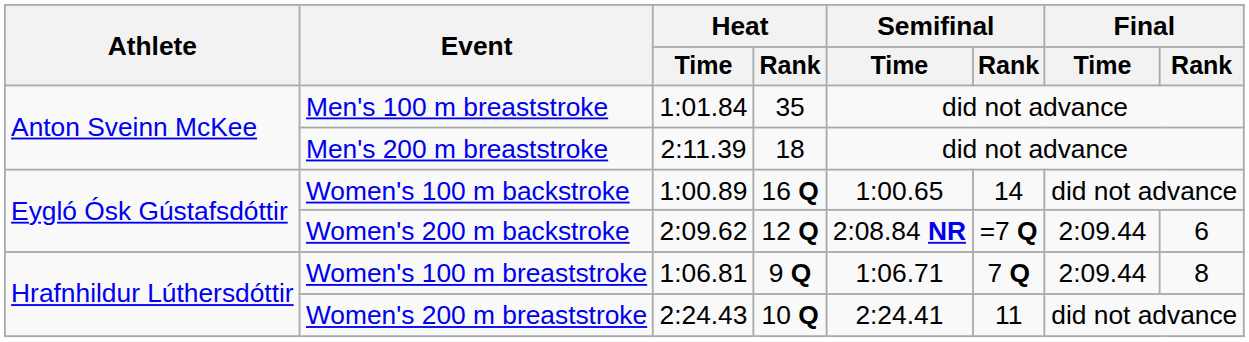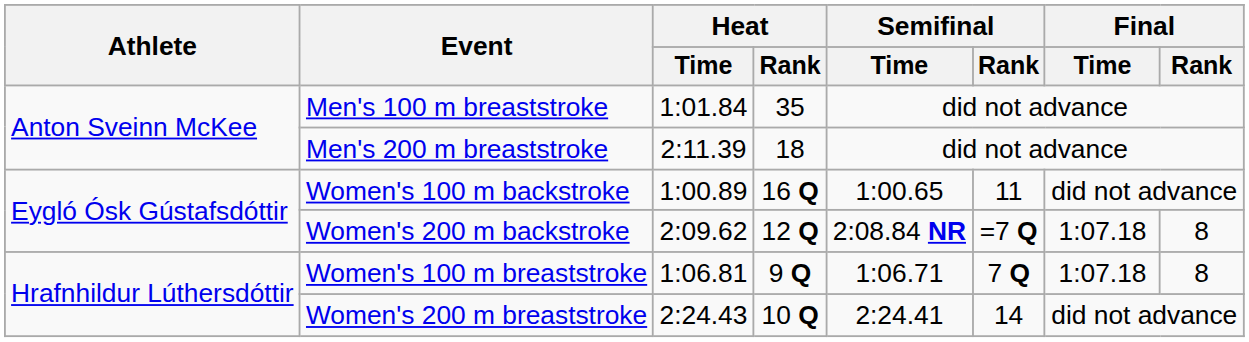(1009, 190) 14 -> (1009, 190) 11
(1103, 232) 2:09.44 -> (1103, 232) 1:07.18
(1202, 232) 6 -> (1202, 232) 8
(1103, 274) 2:09.44 -> (1103, 274) 1:07.18
(1009, 315) 11 -> (1009, 315) 14
